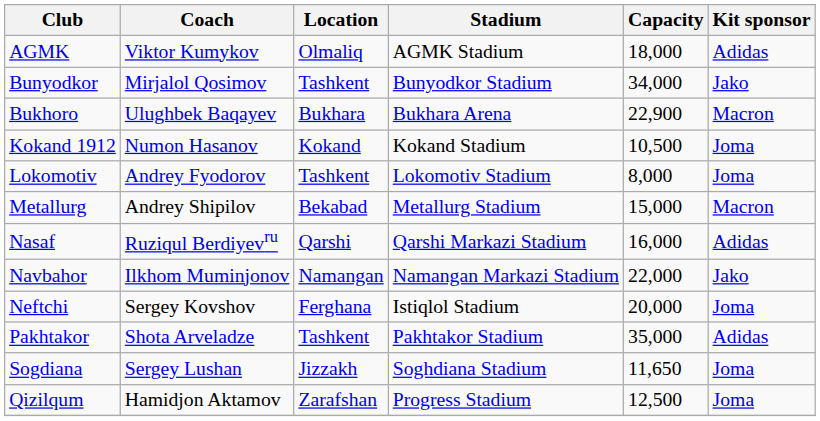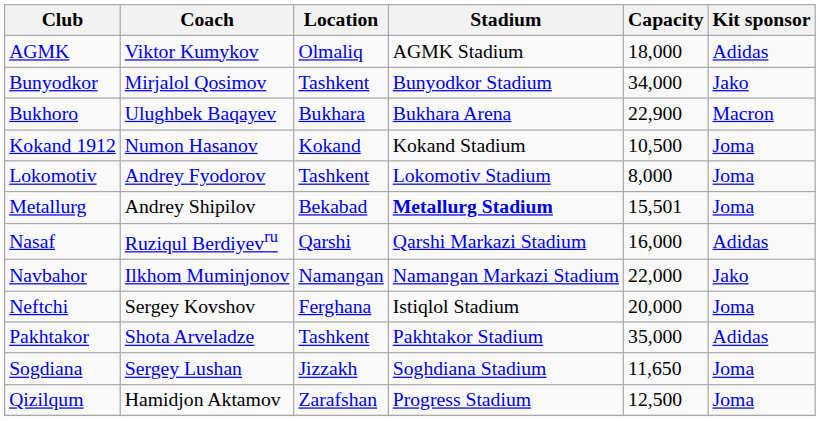(467, 207) normal -> (473, 207) bold
(655, 207) 15,000 -> (655, 207) 15,501
(743, 207) Macron -> (733, 207) Joma
